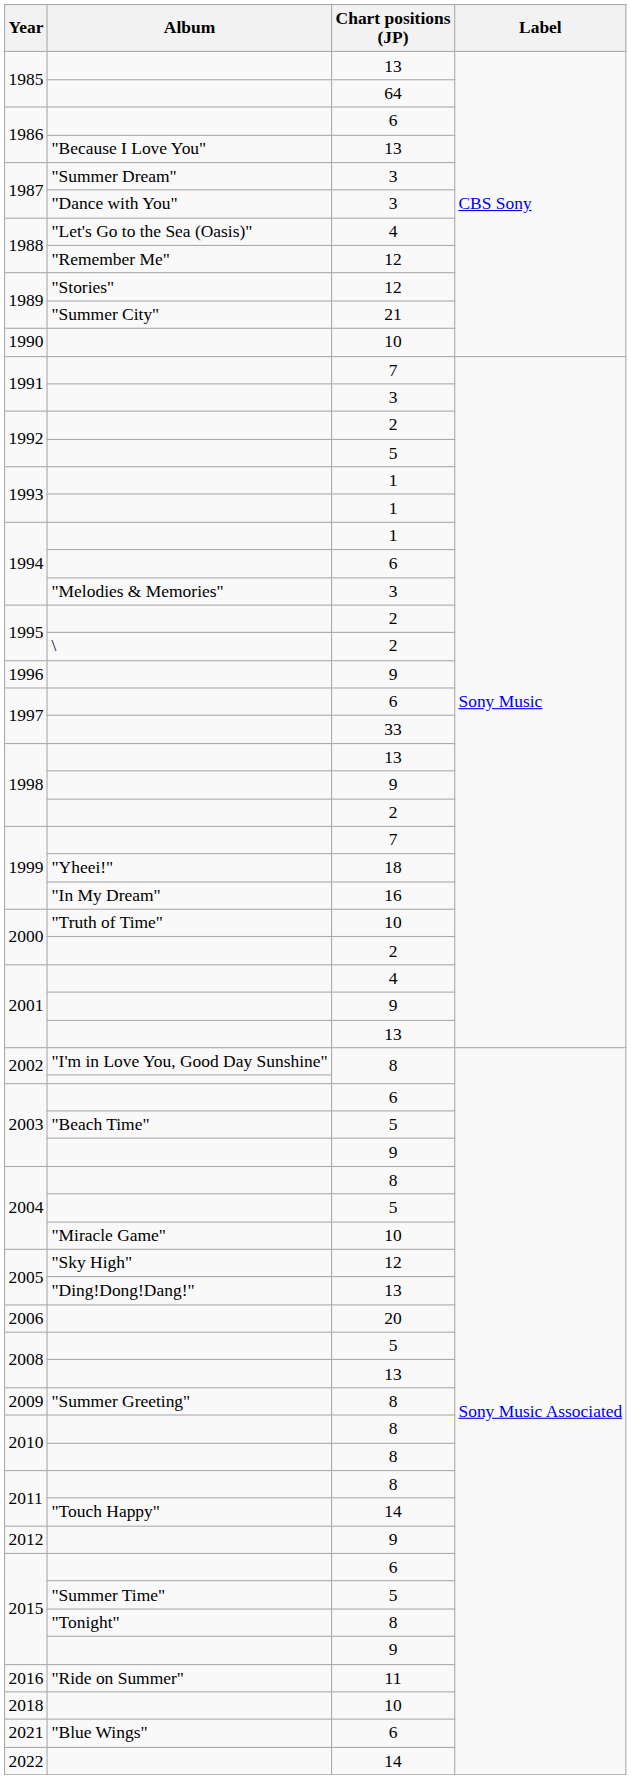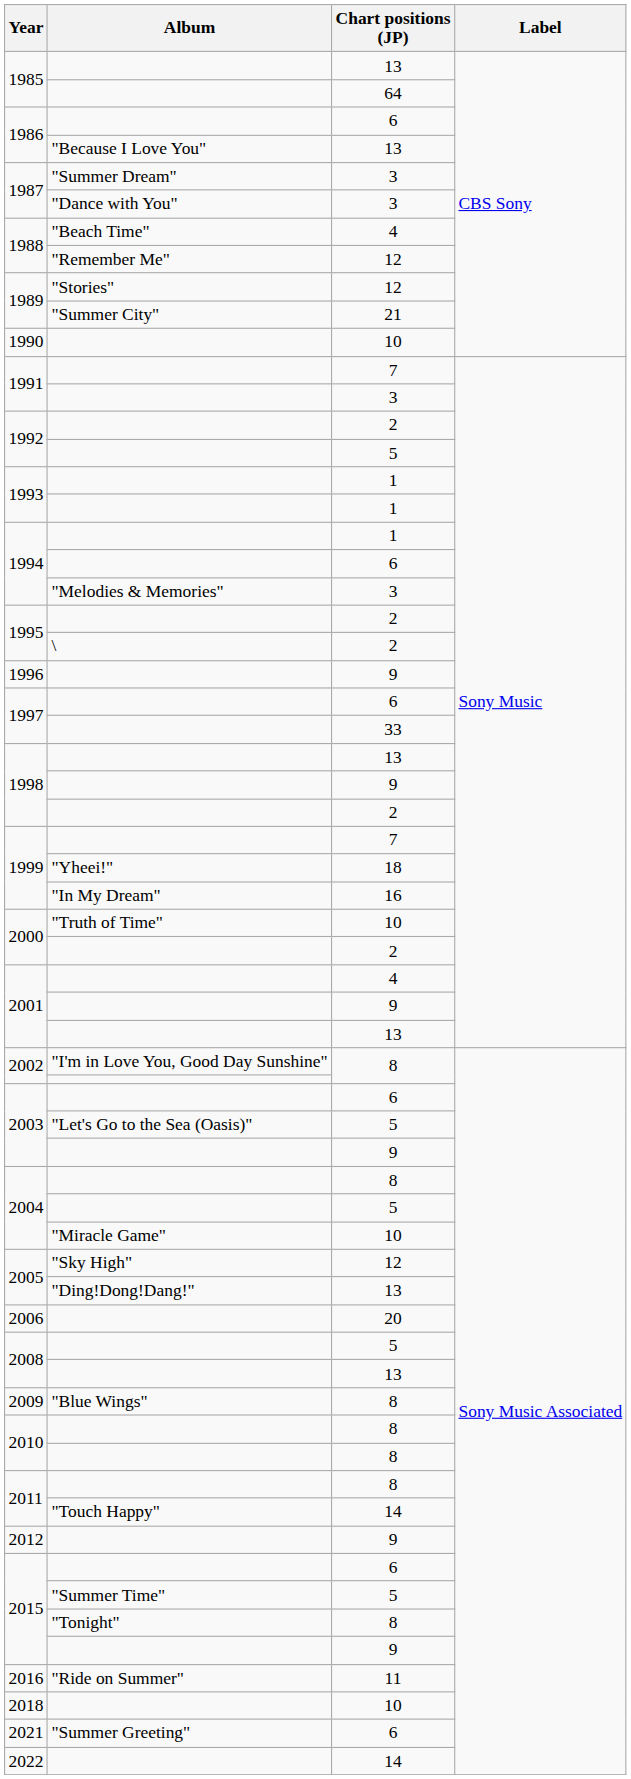(152, 231) "Let's Go to the Sea (Oasis)" -> (101, 231) "Beach Time"
(101, 1124) "Beach Time" -> (152, 1124) "Let's Go to the Sea (Oasis)"
(121, 1401) "Summer Greeting" -> (100, 1401) "Blue Wings"
(100, 1733) "Blue Wings" -> (121, 1733) "Summer Greeting"
